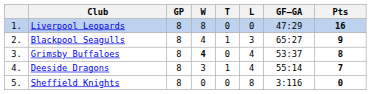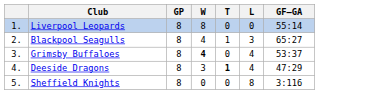- column: (340, 11)
(289, 26) 47:29 -> (289, 26) 55:14
(227, 68) normal -> (227, 68) bold
(289, 68) 55:14 -> (289, 68) 47:29
